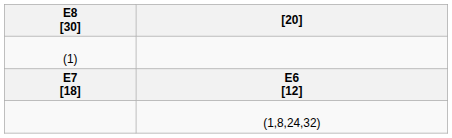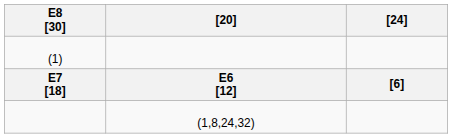+ column: (397, 20)
